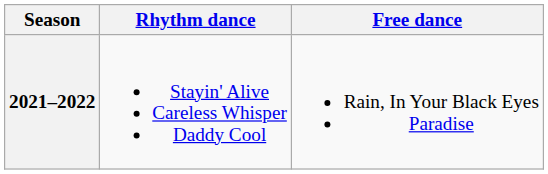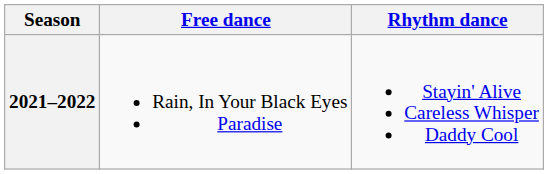columns swapped: (196, 19) <-> (417, 19)
